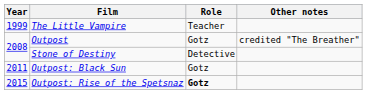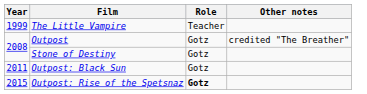(211, 54) Detective -> (198, 54) Gotz
